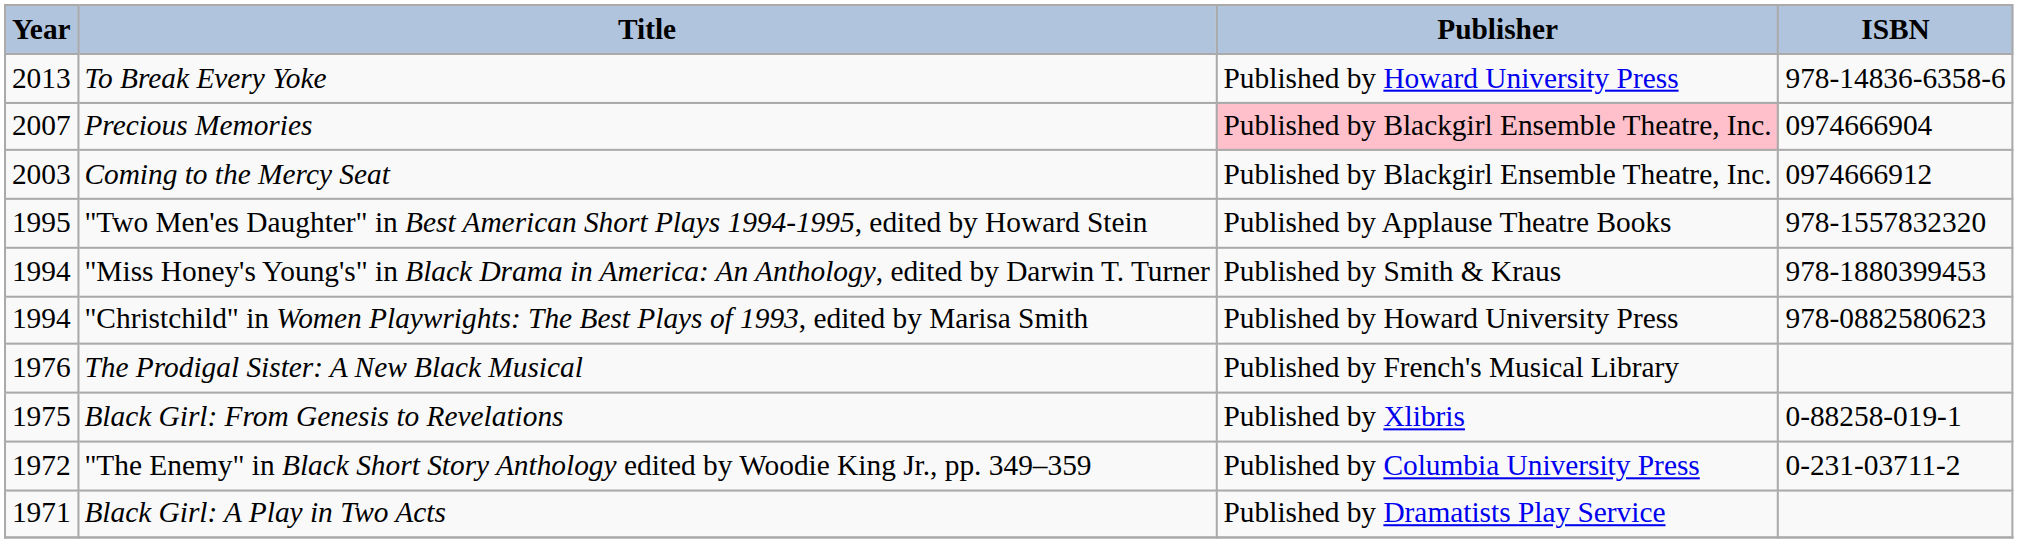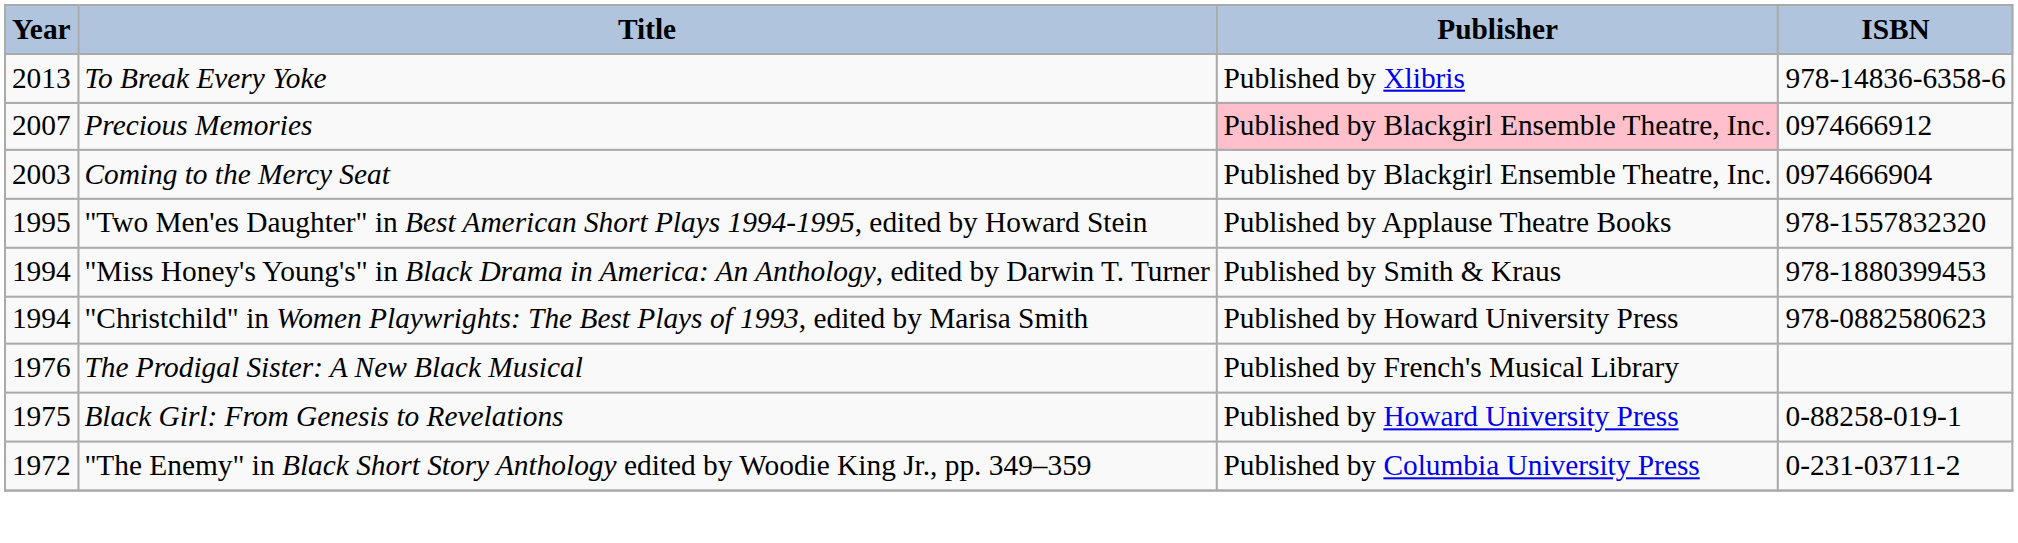(1451, 77) Published by Howard University Press -> (1344, 77) Published by Xlibris
(1859, 126) 0974666904 -> (1859, 126) 0974666912
(1859, 174) 0974666912 -> (1859, 174) 0974666904
(1344, 416) Published by Xlibris -> (1451, 416) Published by Howard University Press
- row: (265, 513)
